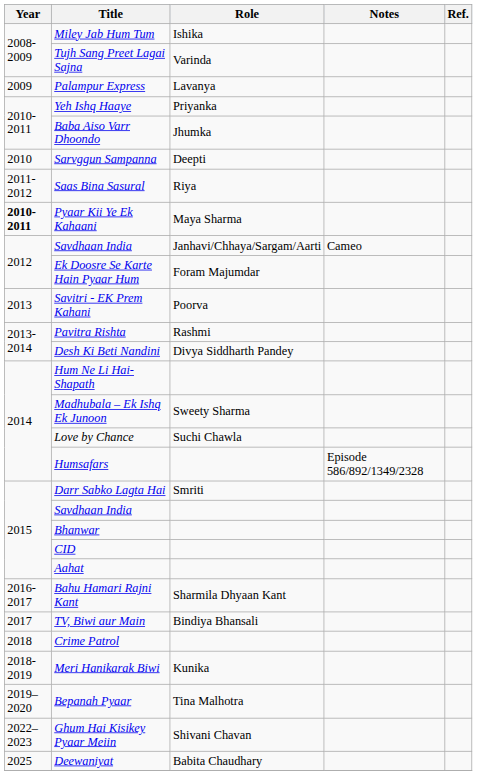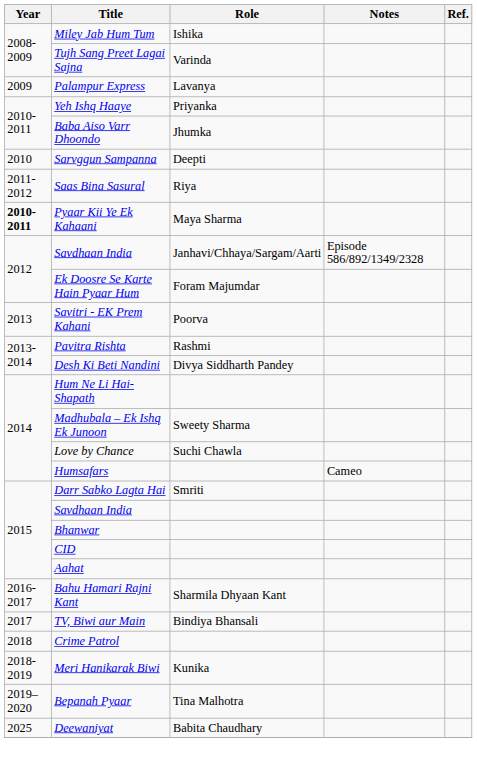(344, 245) Cameo -> (375, 252) Episode 586/892/1349/2328
(375, 464) Episode 586/892/1349/2328 -> (344, 471) Cameo
- row: (100, 734)
